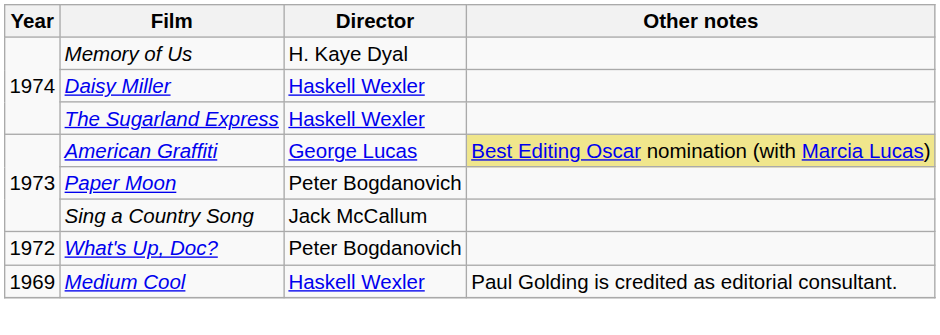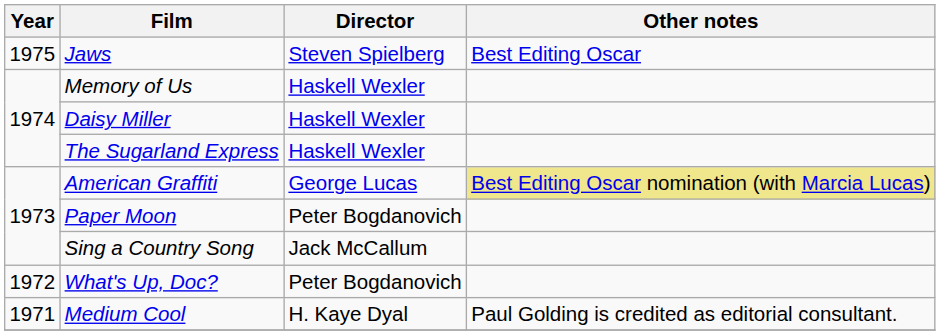+ row: (88, 54)
(348, 54) H. Kaye Dyal -> (357, 86) Haskell Wexler
(32, 281) 1969 -> (32, 313) 1971
(357, 281) Haskell Wexler -> (348, 313) H. Kaye Dyal
